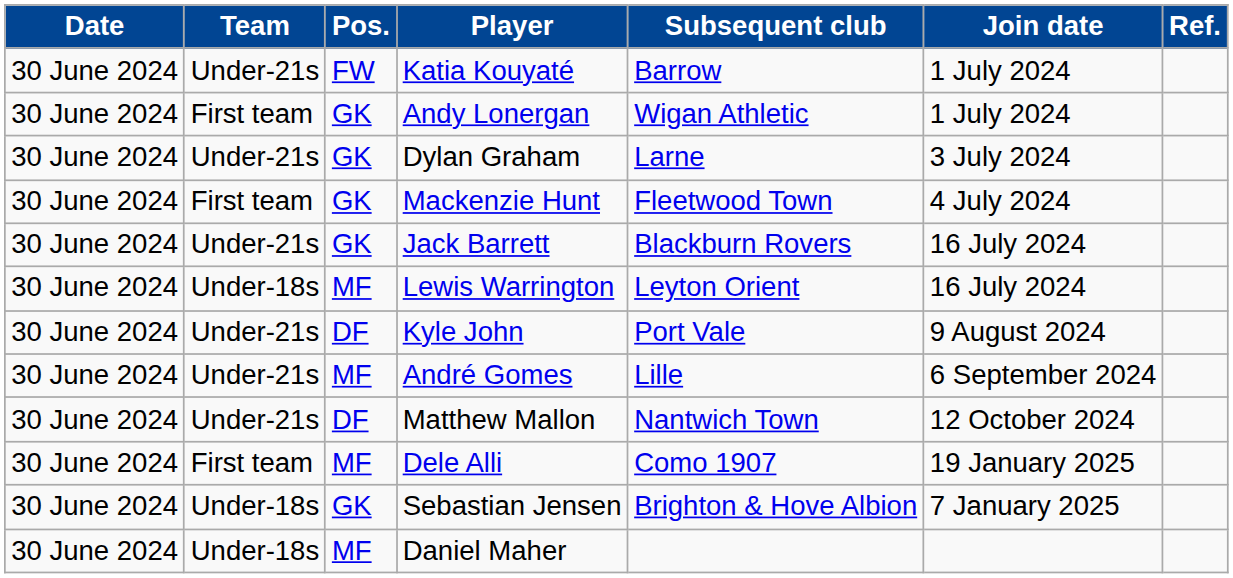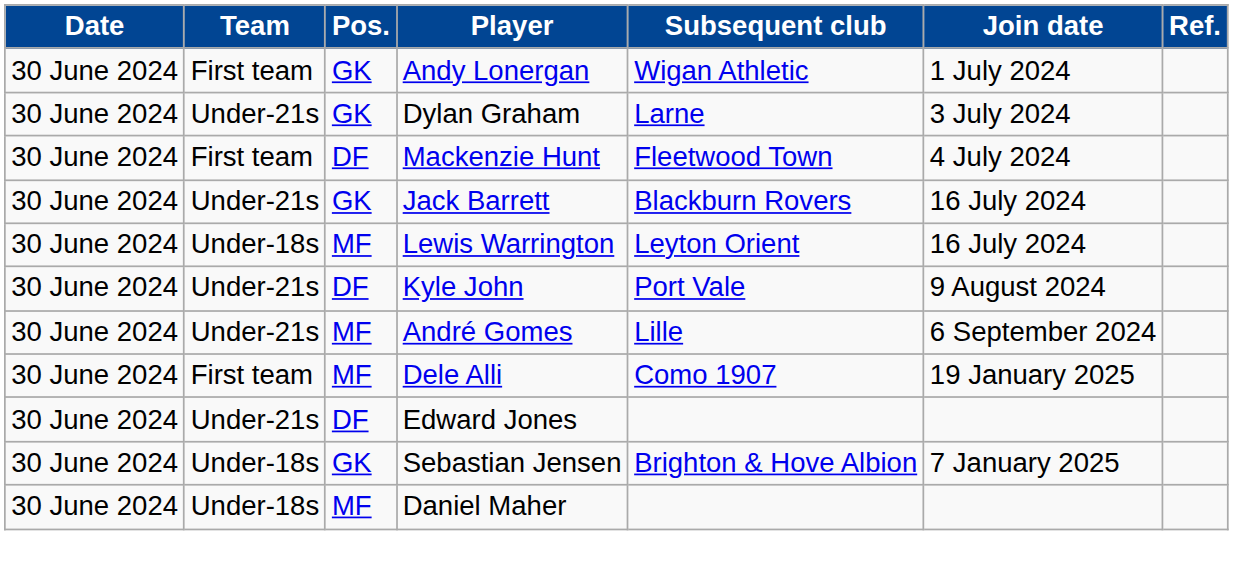- row: (488, 69)
(352, 200) GK -> (350, 157) DF
- row: (499, 419)
+ row: (490, 419)
